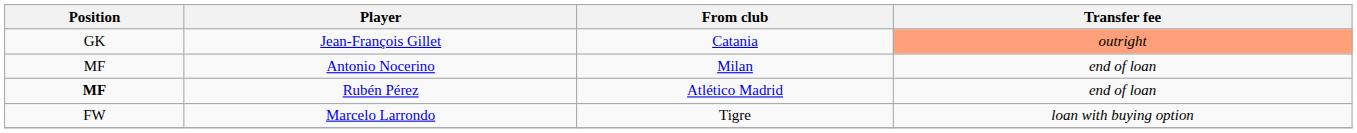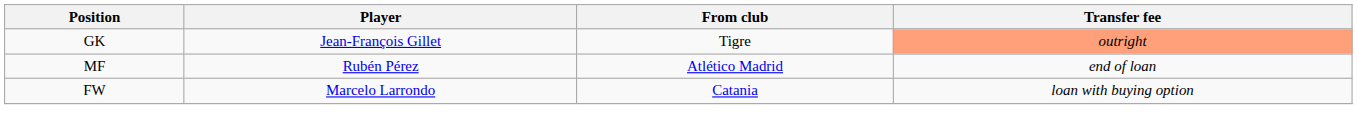(735, 41) Catania -> (735, 41) Tigre
- row: (381, 65)
(94, 90) bold -> (94, 65) normal
(735, 115) Tigre -> (735, 90) Catania
